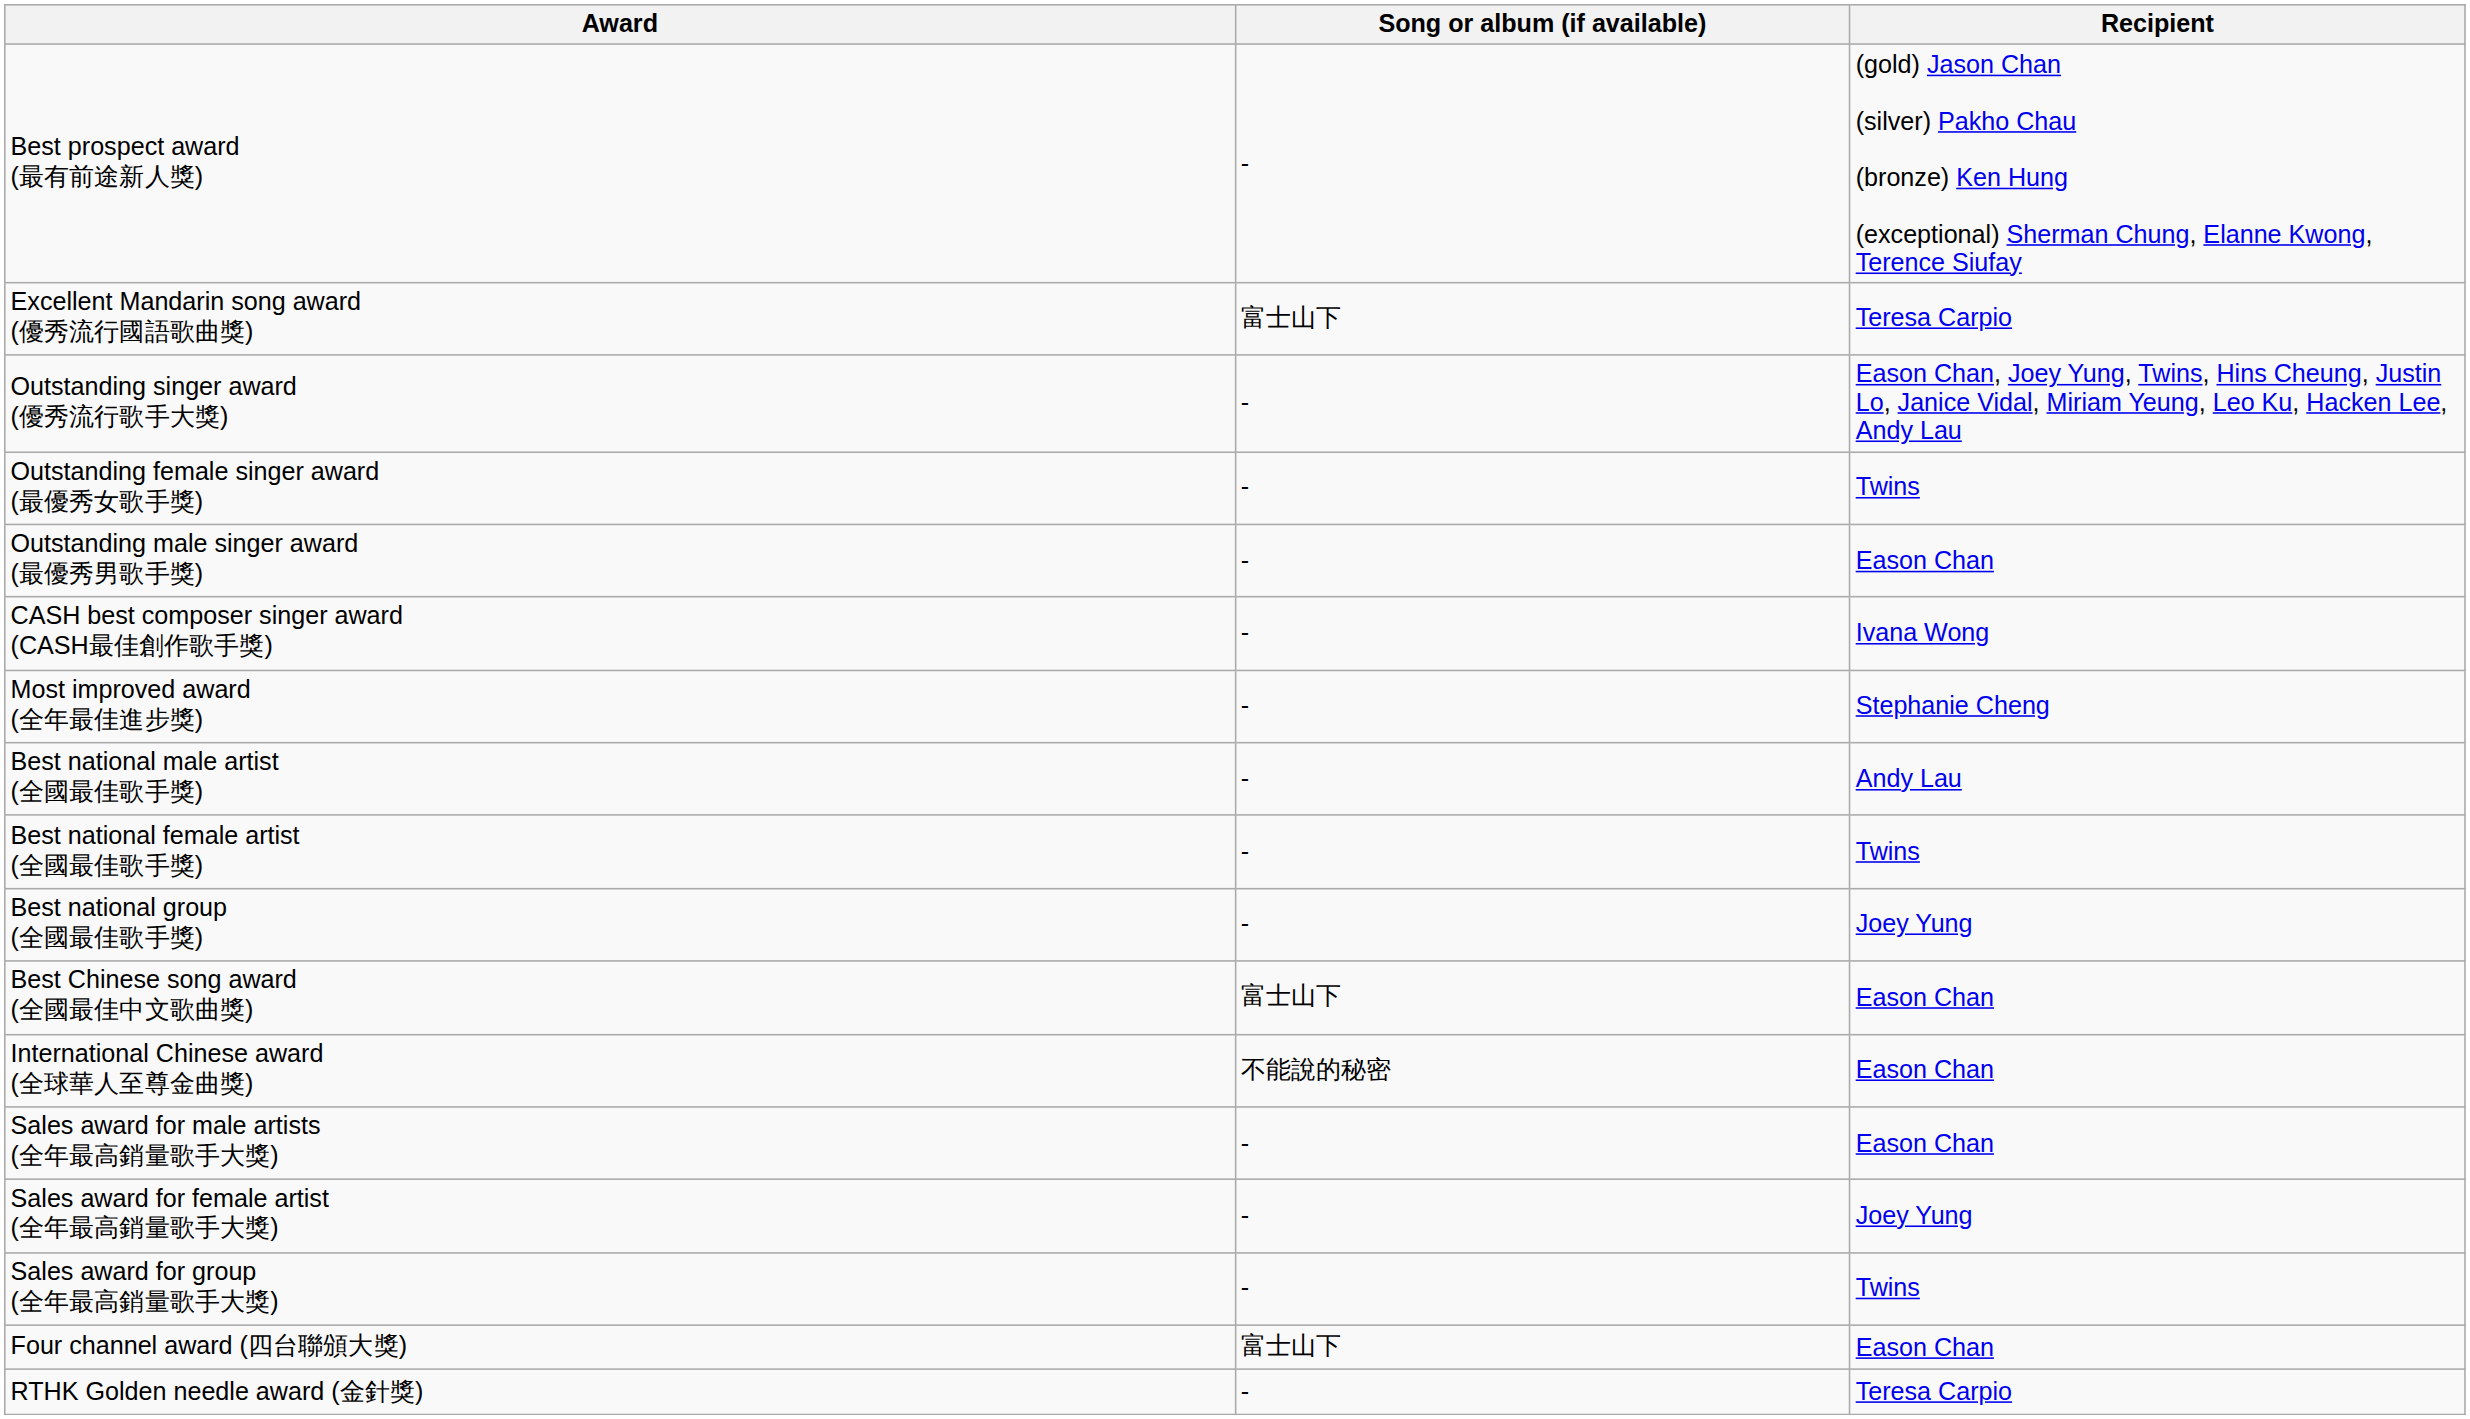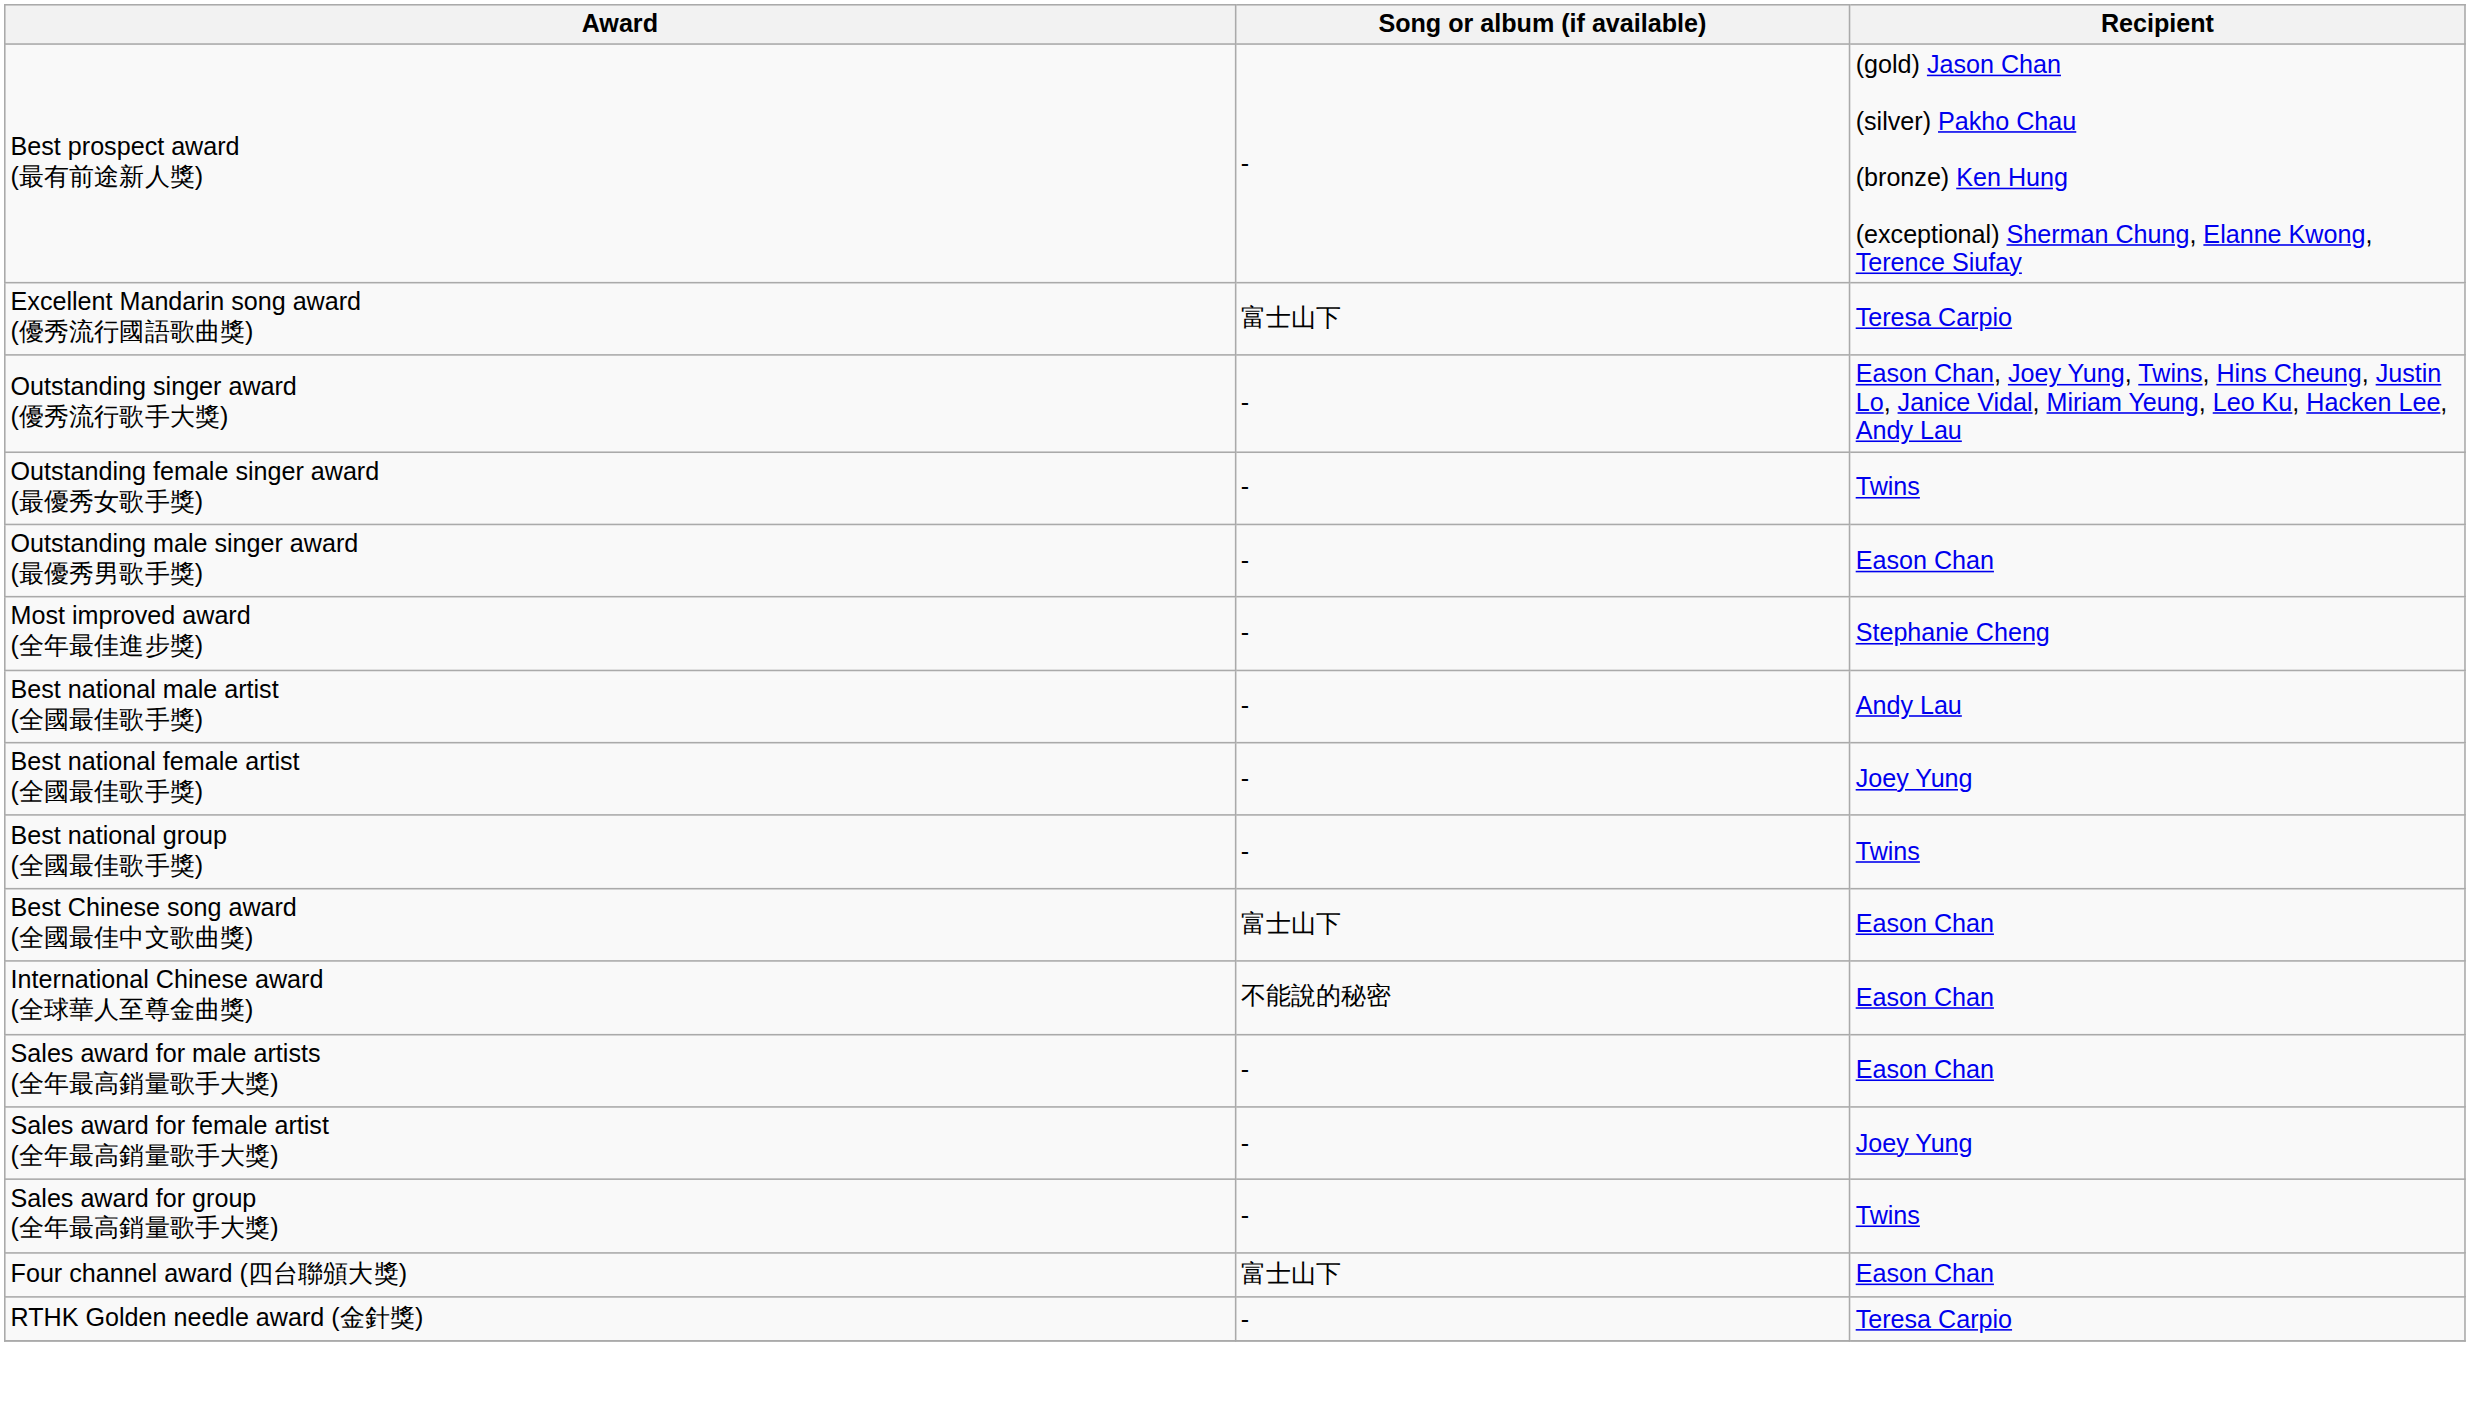- row: (207, 631)
(1888, 851) Twins -> (1914, 778) Joey Yung
(1914, 924) Joey Yung -> (1888, 851) Twins
